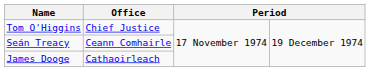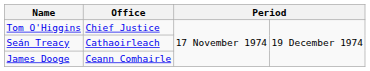(128, 43) Ceann Comhairle -> (123, 43) Cathaoirleach
(123, 58) Cathaoirleach -> (128, 58) Ceann Comhairle
